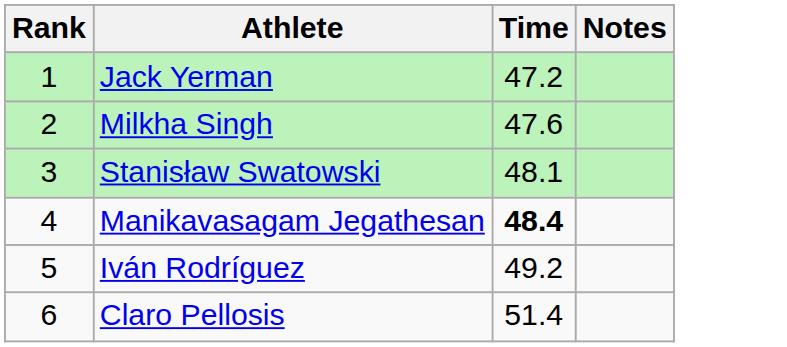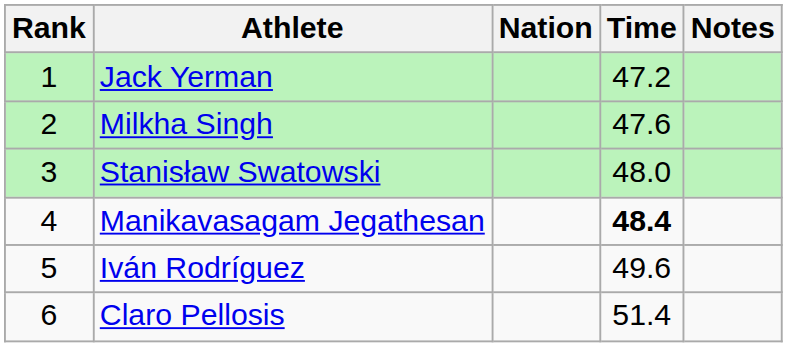+ column: (546, 28)
(534, 172) 48.1 -> (642, 172) 48.0
(534, 268) 49.2 -> (642, 268) 49.6
